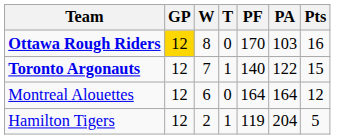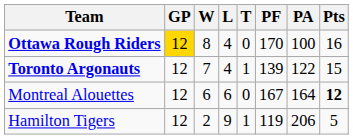+ column: (228, 17)
(285, 43) 103 -> (303, 43) 100
(253, 69) 140 -> (271, 69) 139
(253, 95) 164 -> (271, 95) 167
(315, 95) normal -> (334, 95) bold
(285, 120) 204 -> (303, 120) 206
